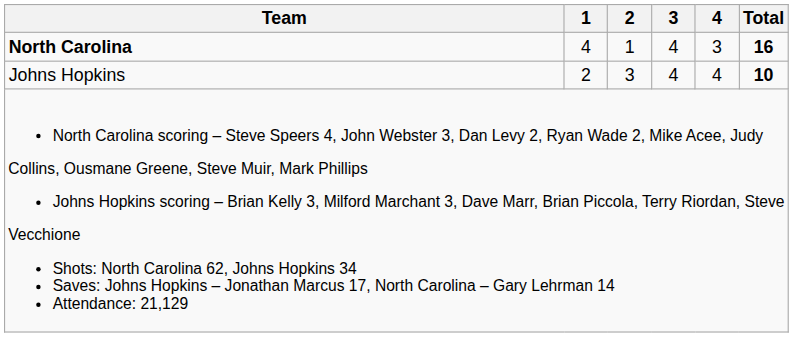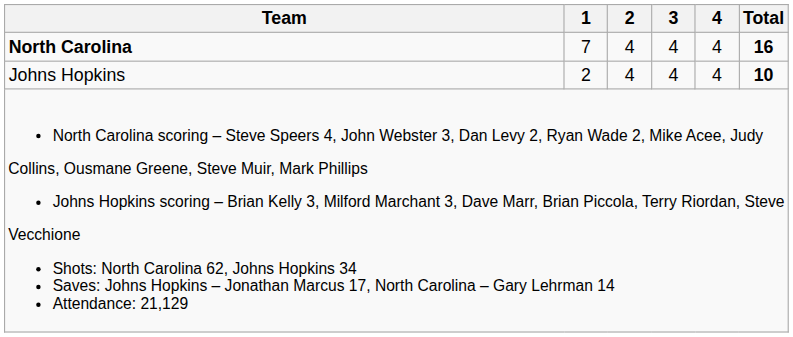(586, 46) 4 -> (586, 46) 7
(630, 46) 1 -> (630, 46) 4
(717, 46) 3 -> (717, 46) 4
(630, 74) 3 -> (630, 74) 4
